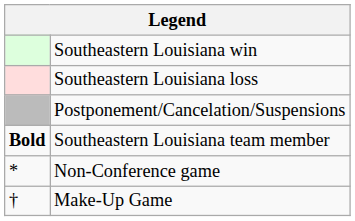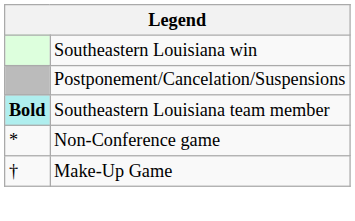- row: (156, 80)
(27, 140) no background -> (27, 110) paleturquoise background
